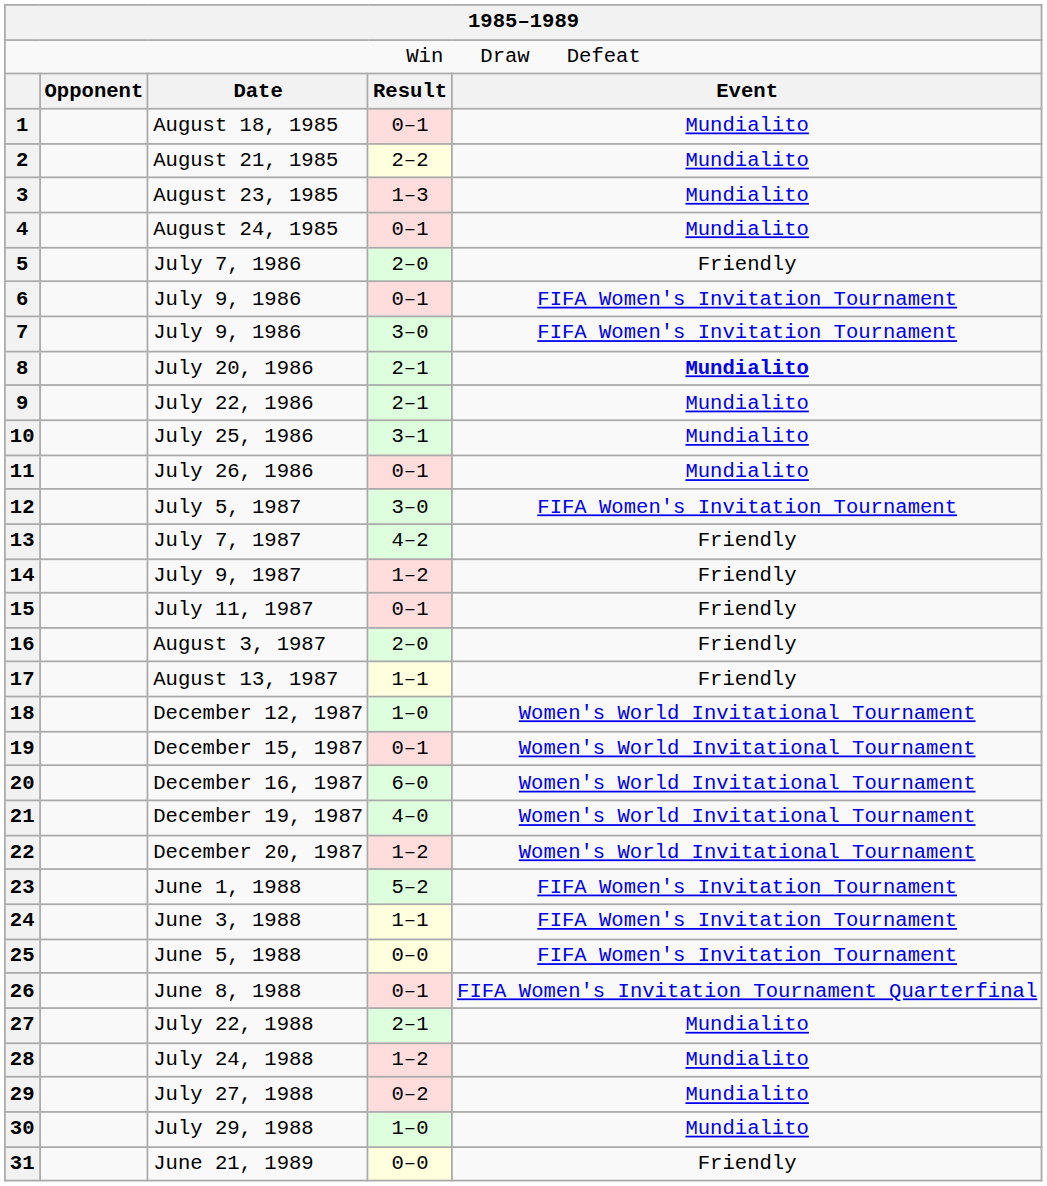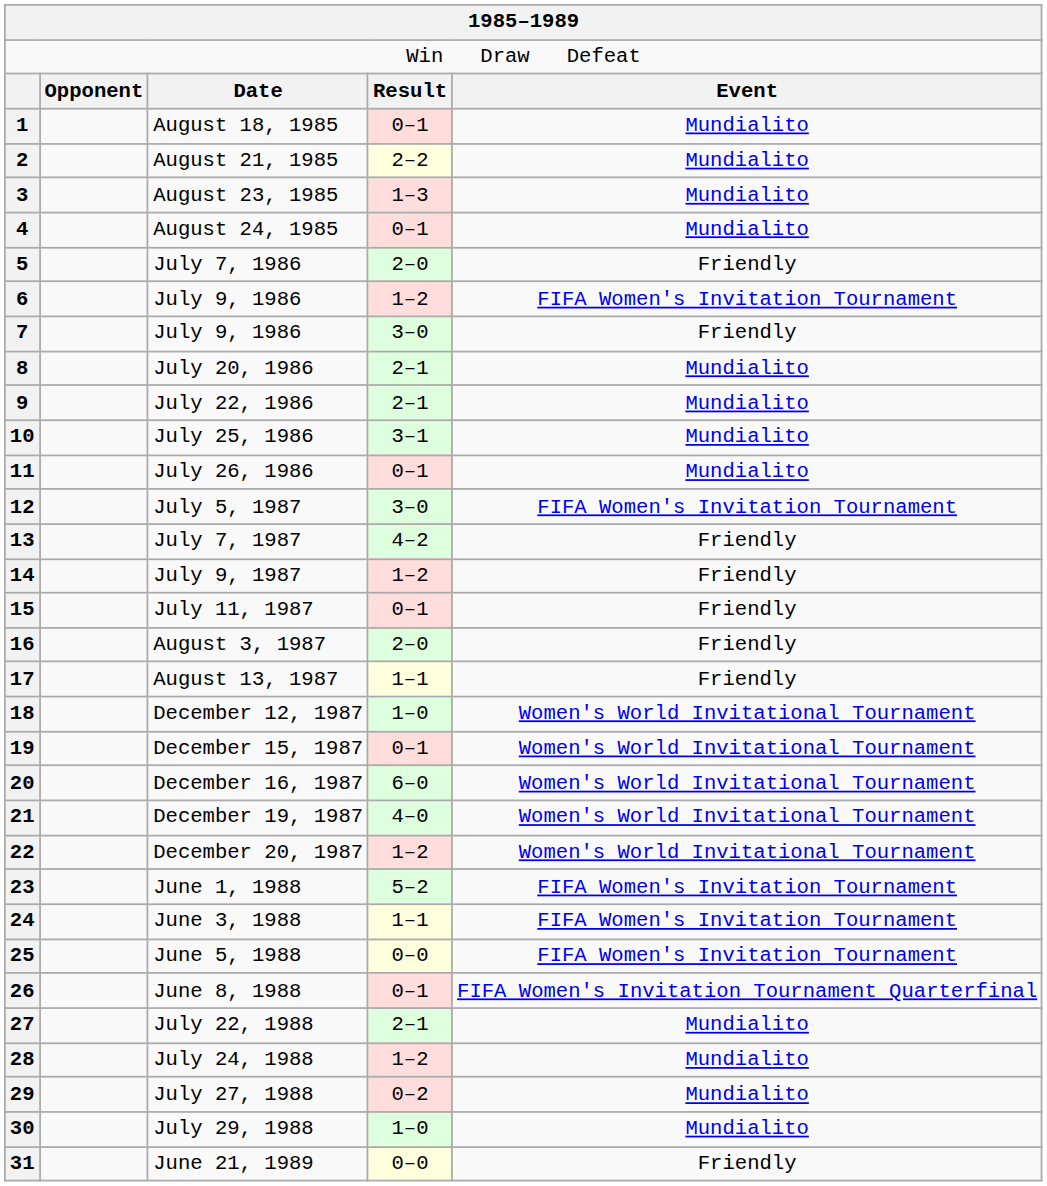(410, 299) 0–1 -> (410, 299) 1–2
(747, 333) FIFA Women's Invitation Tournament -> (747, 333) Friendly
(747, 368) bold -> (747, 368) normal
